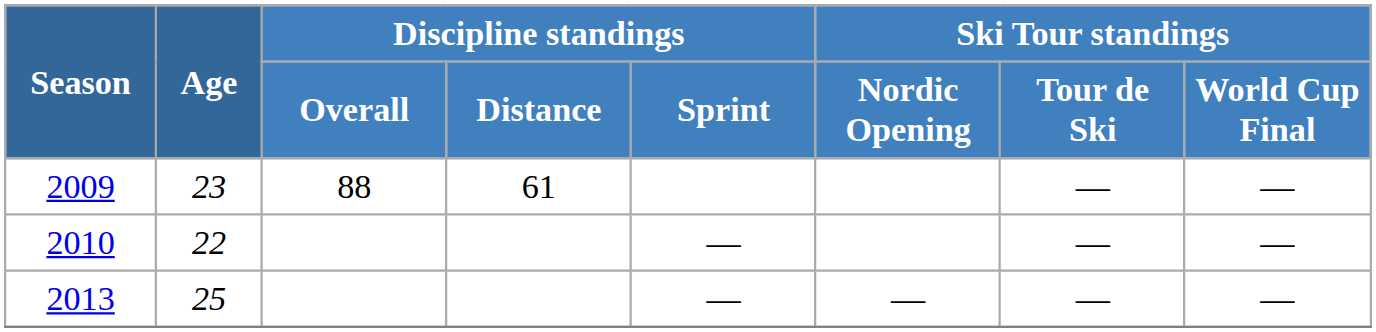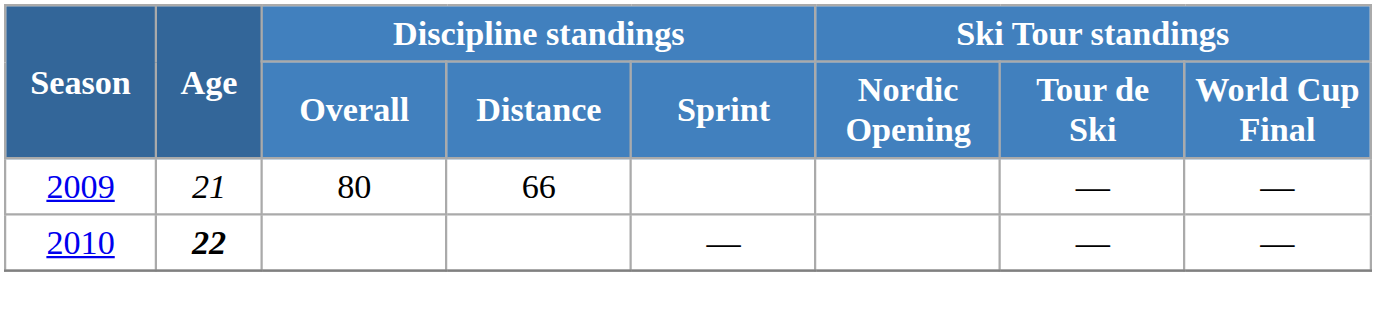(209, 186) 23 -> (209, 186) 21
(354, 186) 88 -> (354, 186) 80
(539, 186) 61 -> (539, 186) 66
(209, 242) normal -> (209, 242) bold
- row: (81, 298)
